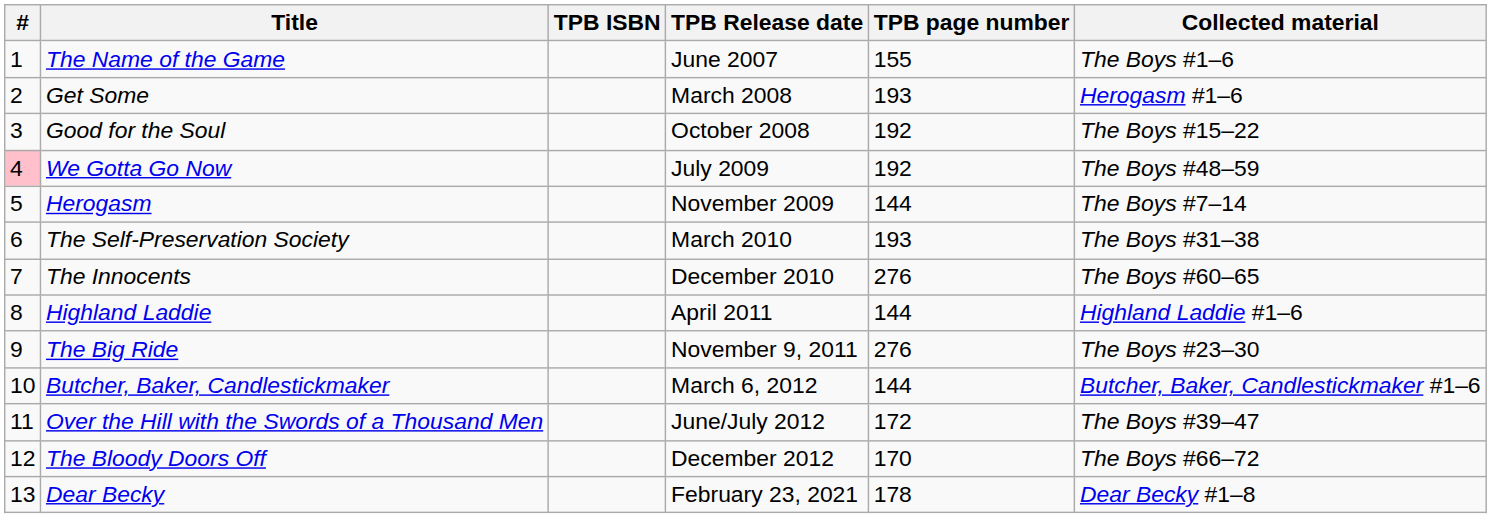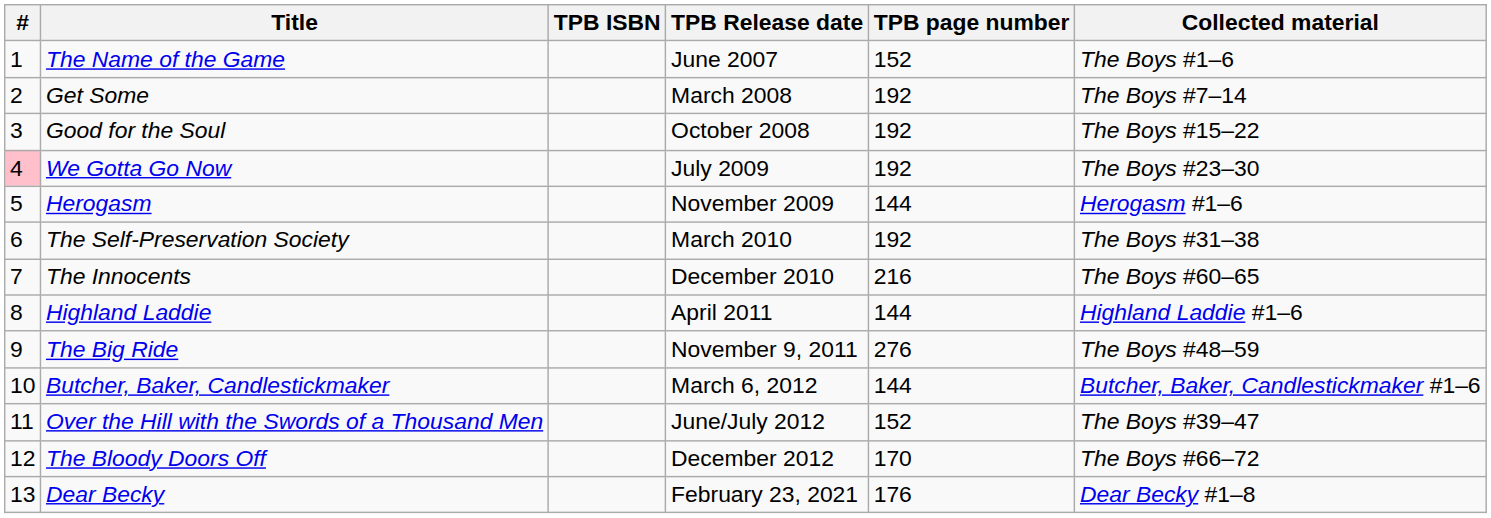(893, 58) 155 -> (893, 58) 152
(893, 95) 193 -> (893, 95) 192
(1161, 95) Herogasm #1–6 -> (1163, 95) The Boys #7–14
(1170, 167) The Boys #48–59 -> (1170, 167) The Boys #23–30
(1163, 204) The Boys #7–14 -> (1161, 204) Herogasm #1–6
(893, 240) 193 -> (893, 240) 192
(893, 276) 276 -> (893, 276) 216
(1170, 349) The Boys #23–30 -> (1170, 349) The Boys #48–59
(893, 421) 172 -> (893, 421) 152
(893, 494) 178 -> (893, 494) 176
